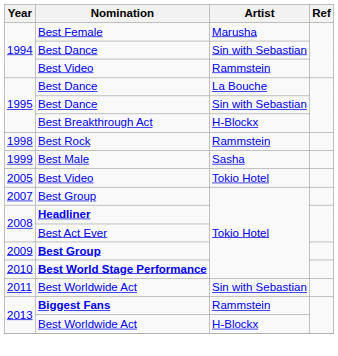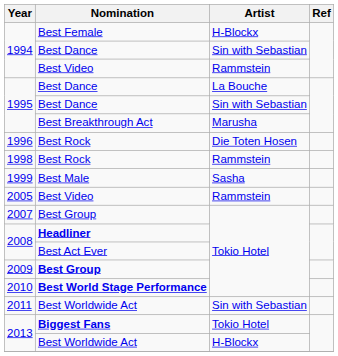(234, 31) Marusha -> (235, 31) H-Blockx
(235, 123) H-Blockx -> (234, 123) Marusha
+ row: (20, 141)
(241, 178) Tokio Hotel -> (241, 196) Rammstein
(241, 305) Rammstein -> (241, 324) Tokio Hotel
